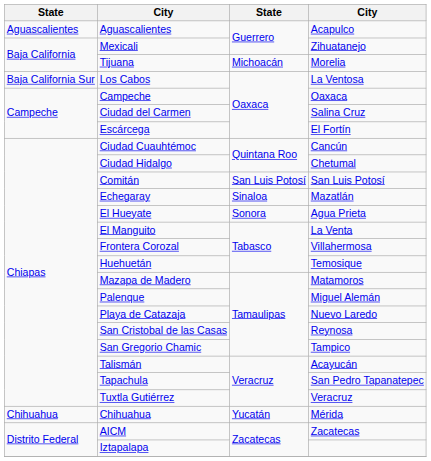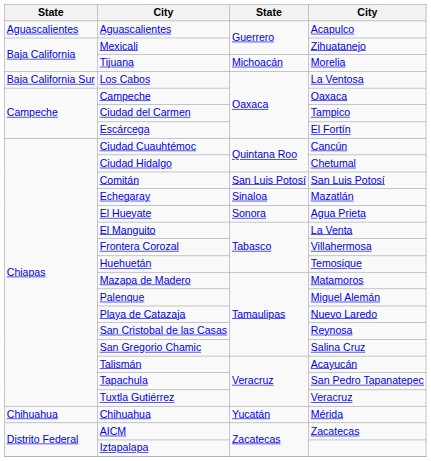(338, 113) Salina Cruz -> (330, 113) Tampico
(330, 347) Tampico -> (338, 347) Salina Cruz
